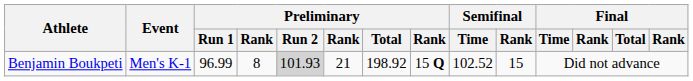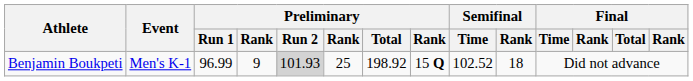(257, 64) 8 -> (257, 64) 9
(343, 64) 21 -> (343, 64) 25
(516, 64) 15 -> (516, 64) 18
